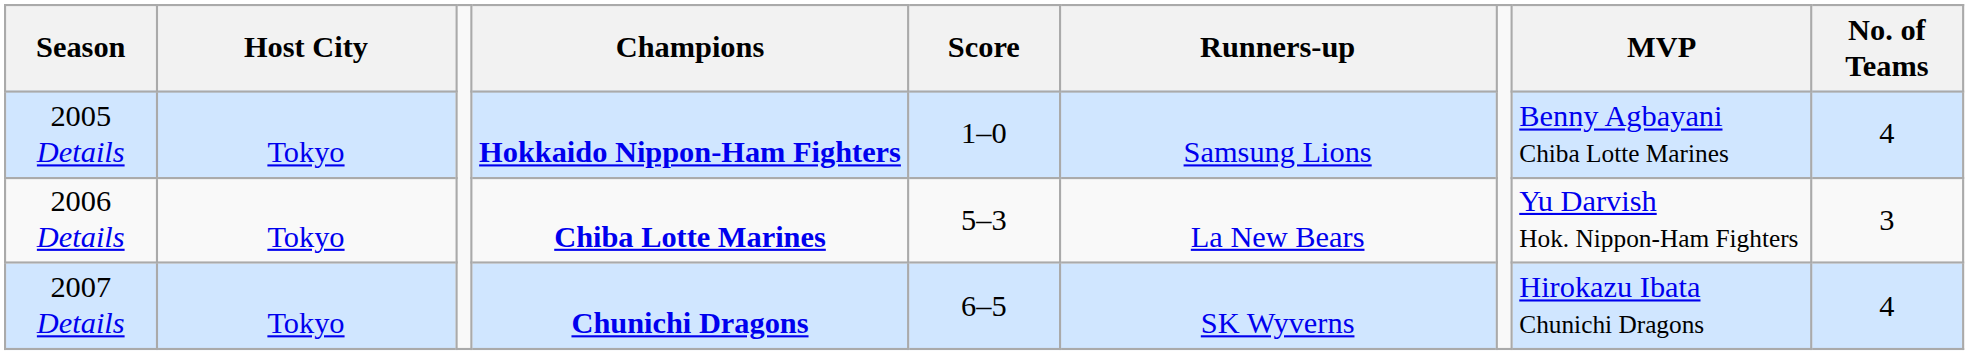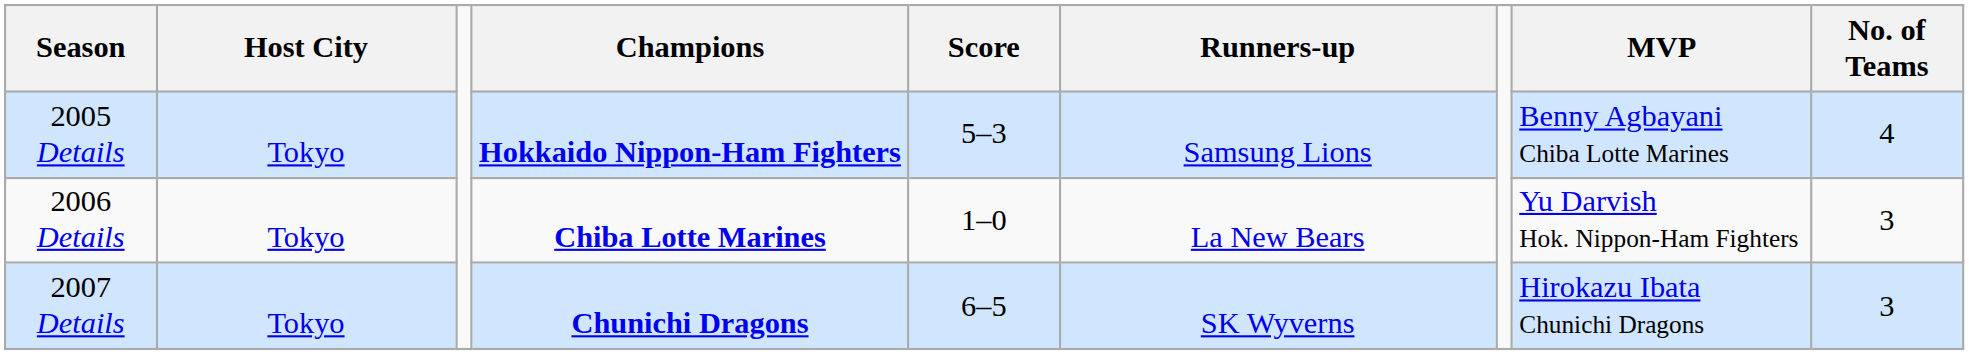(984, 133) 1–0 -> (984, 133) 5–3
(984, 219) 5–3 -> (984, 219) 1–0
(1887, 305) 4 -> (1887, 305) 3
